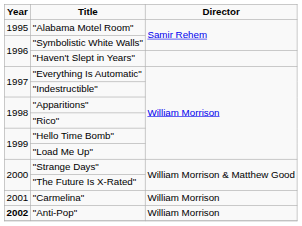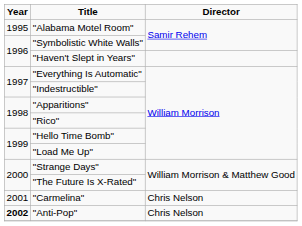(183, 197) William Morrison -> (175, 197) Chris Nelson
(183, 213) William Morrison -> (175, 213) Chris Nelson
